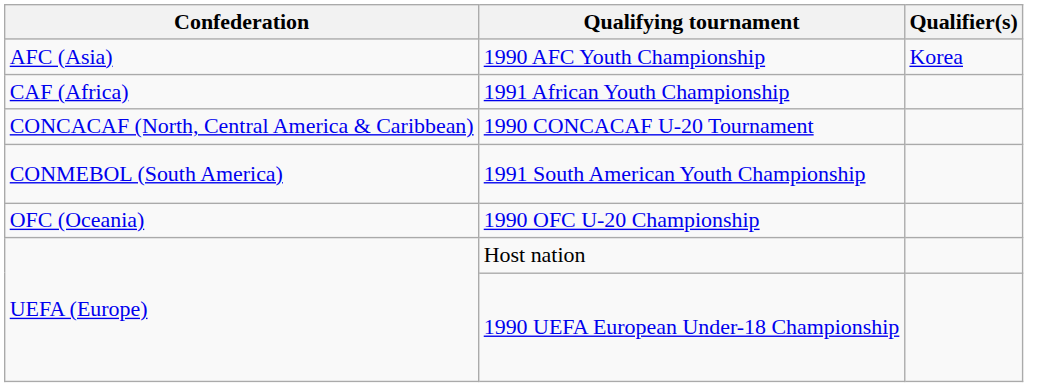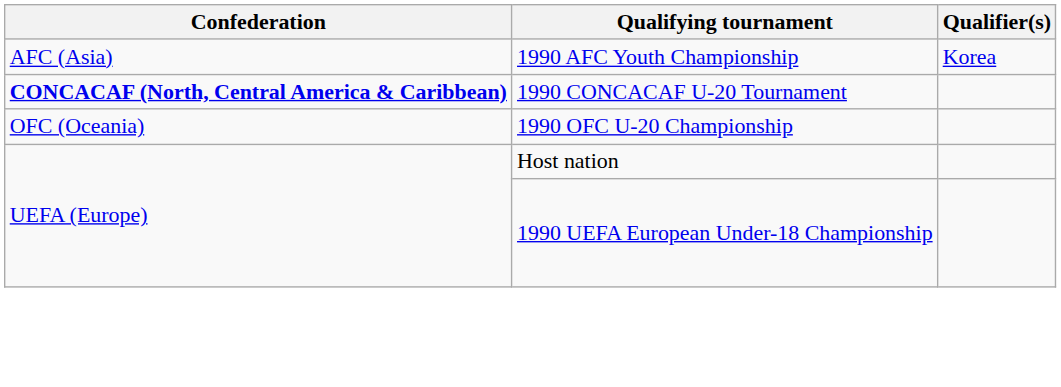- row: (637, 91)
(242, 126) normal -> (258, 91) bold
- row: (675, 173)
